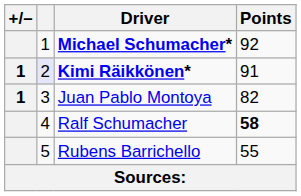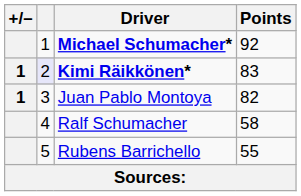(249, 71) 91 -> (249, 71) 83
(249, 124) bold -> (249, 124) normal
